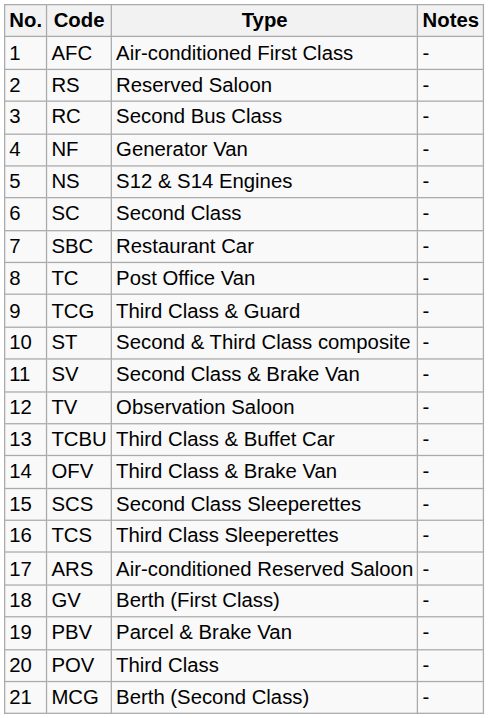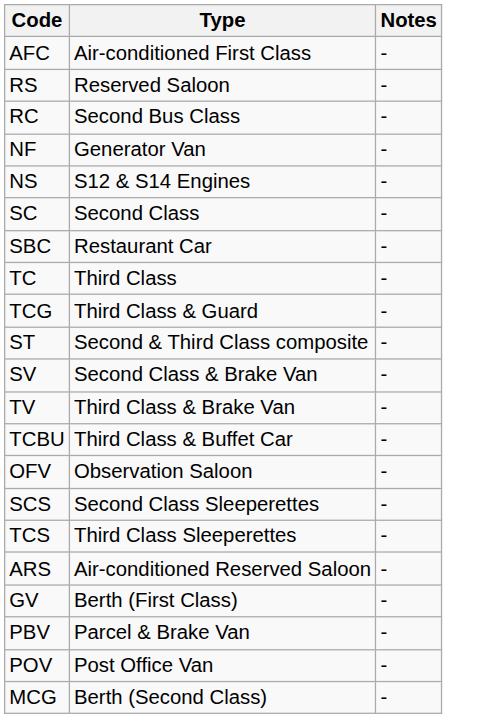- column: (26, 20)
(186, 278) Post Office Van -> (125, 278) Third Class
(205, 407) Observation Saloon -> (184, 407) Third Class & Brake Van
(227, 471) Third Class & Brake Van -> (163, 471) Observation Saloon
(167, 665) Third Class -> (144, 665) Post Office Van
